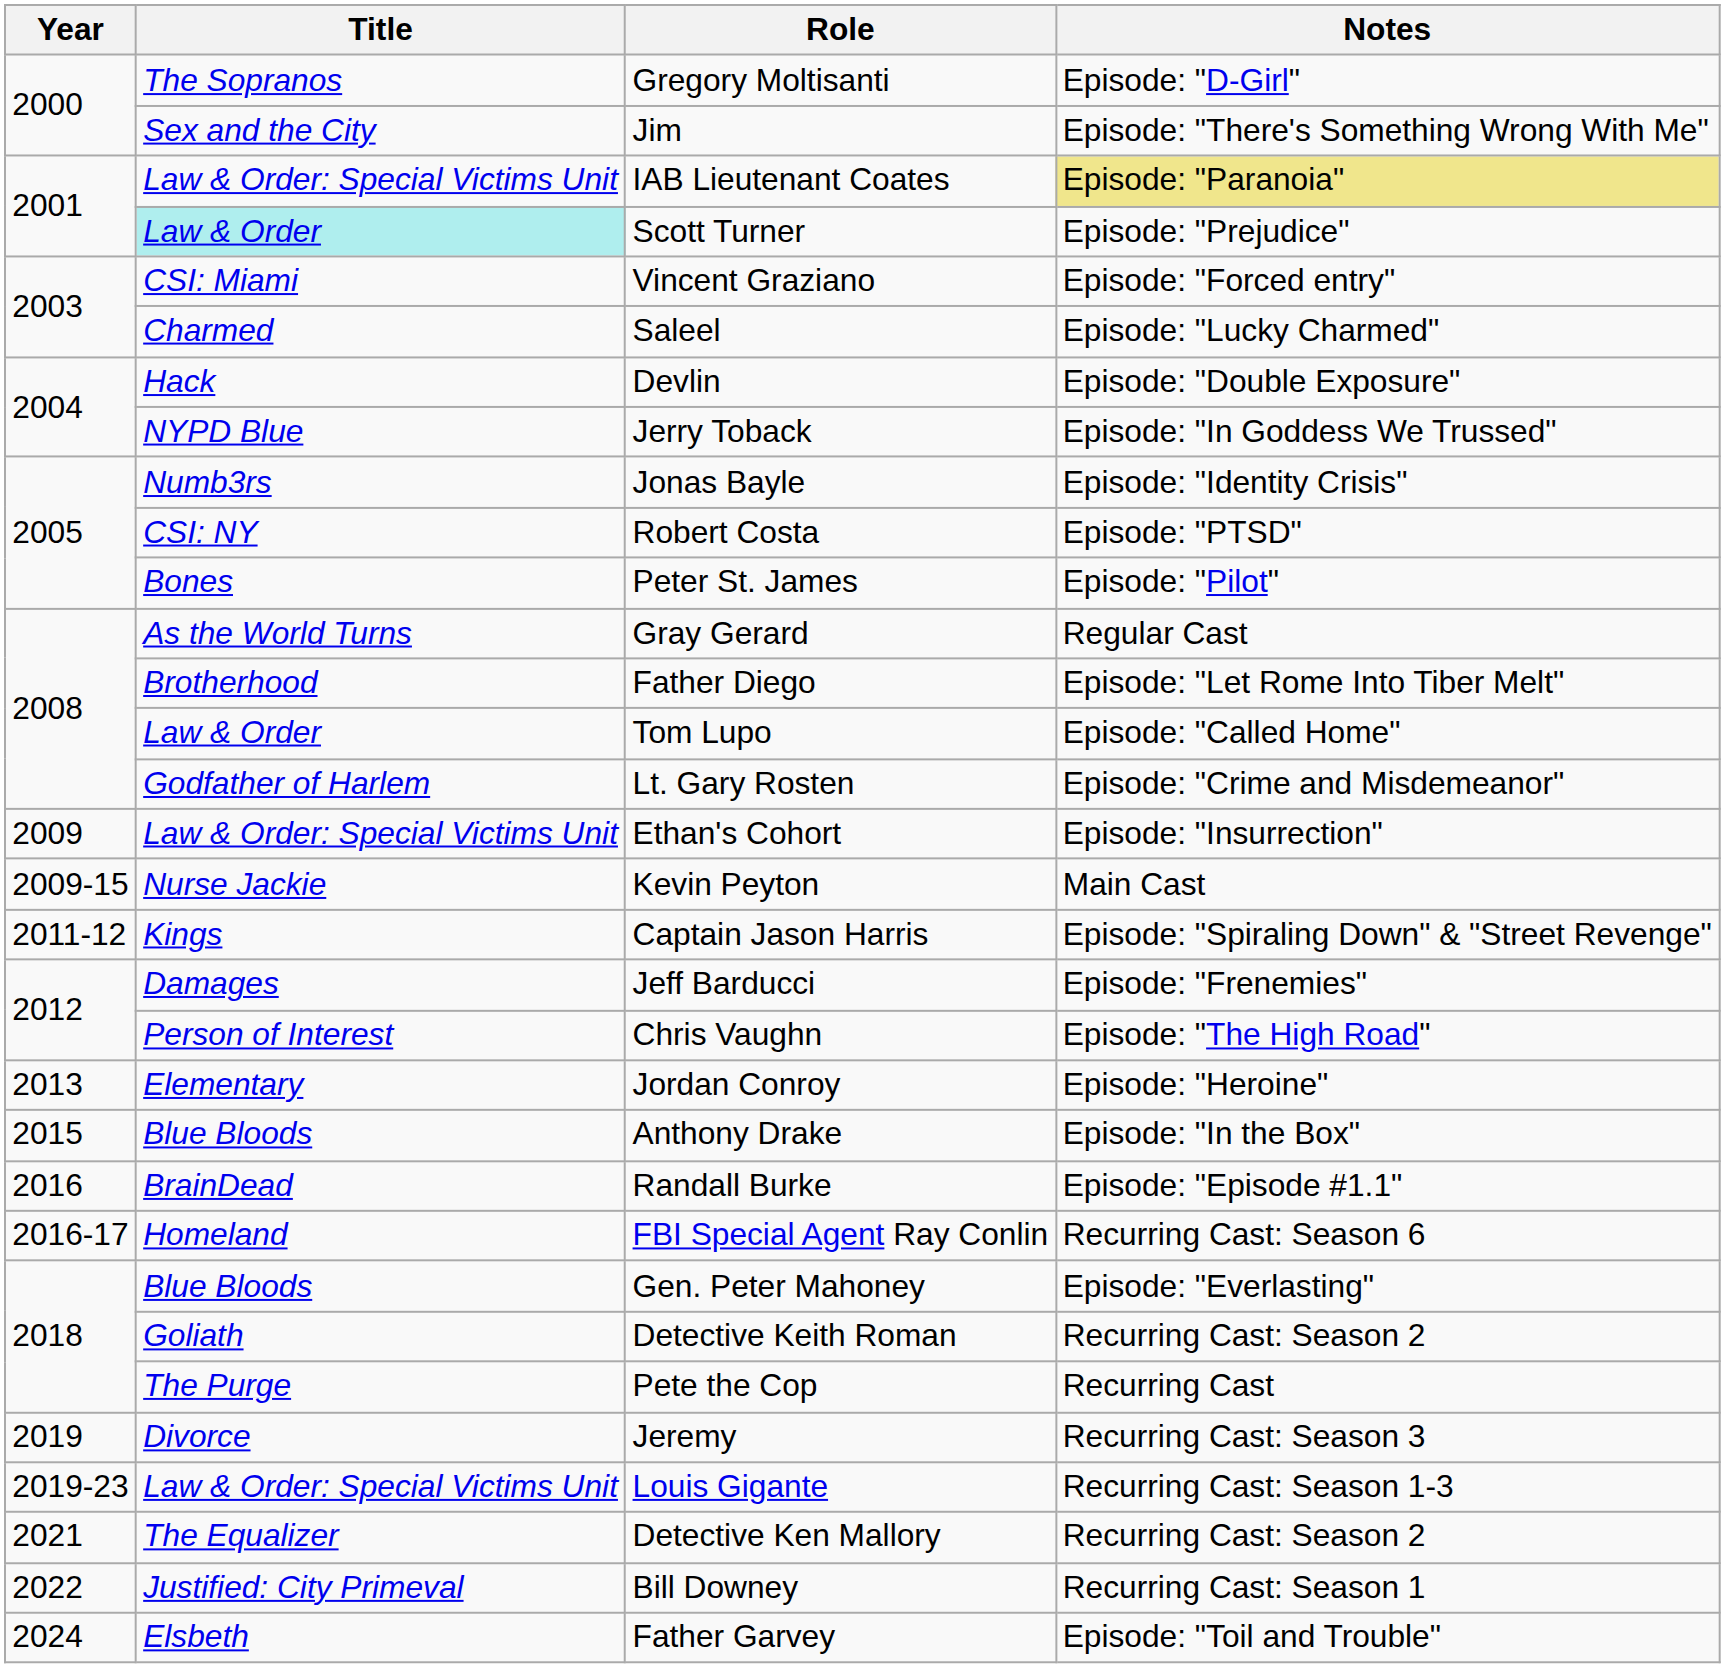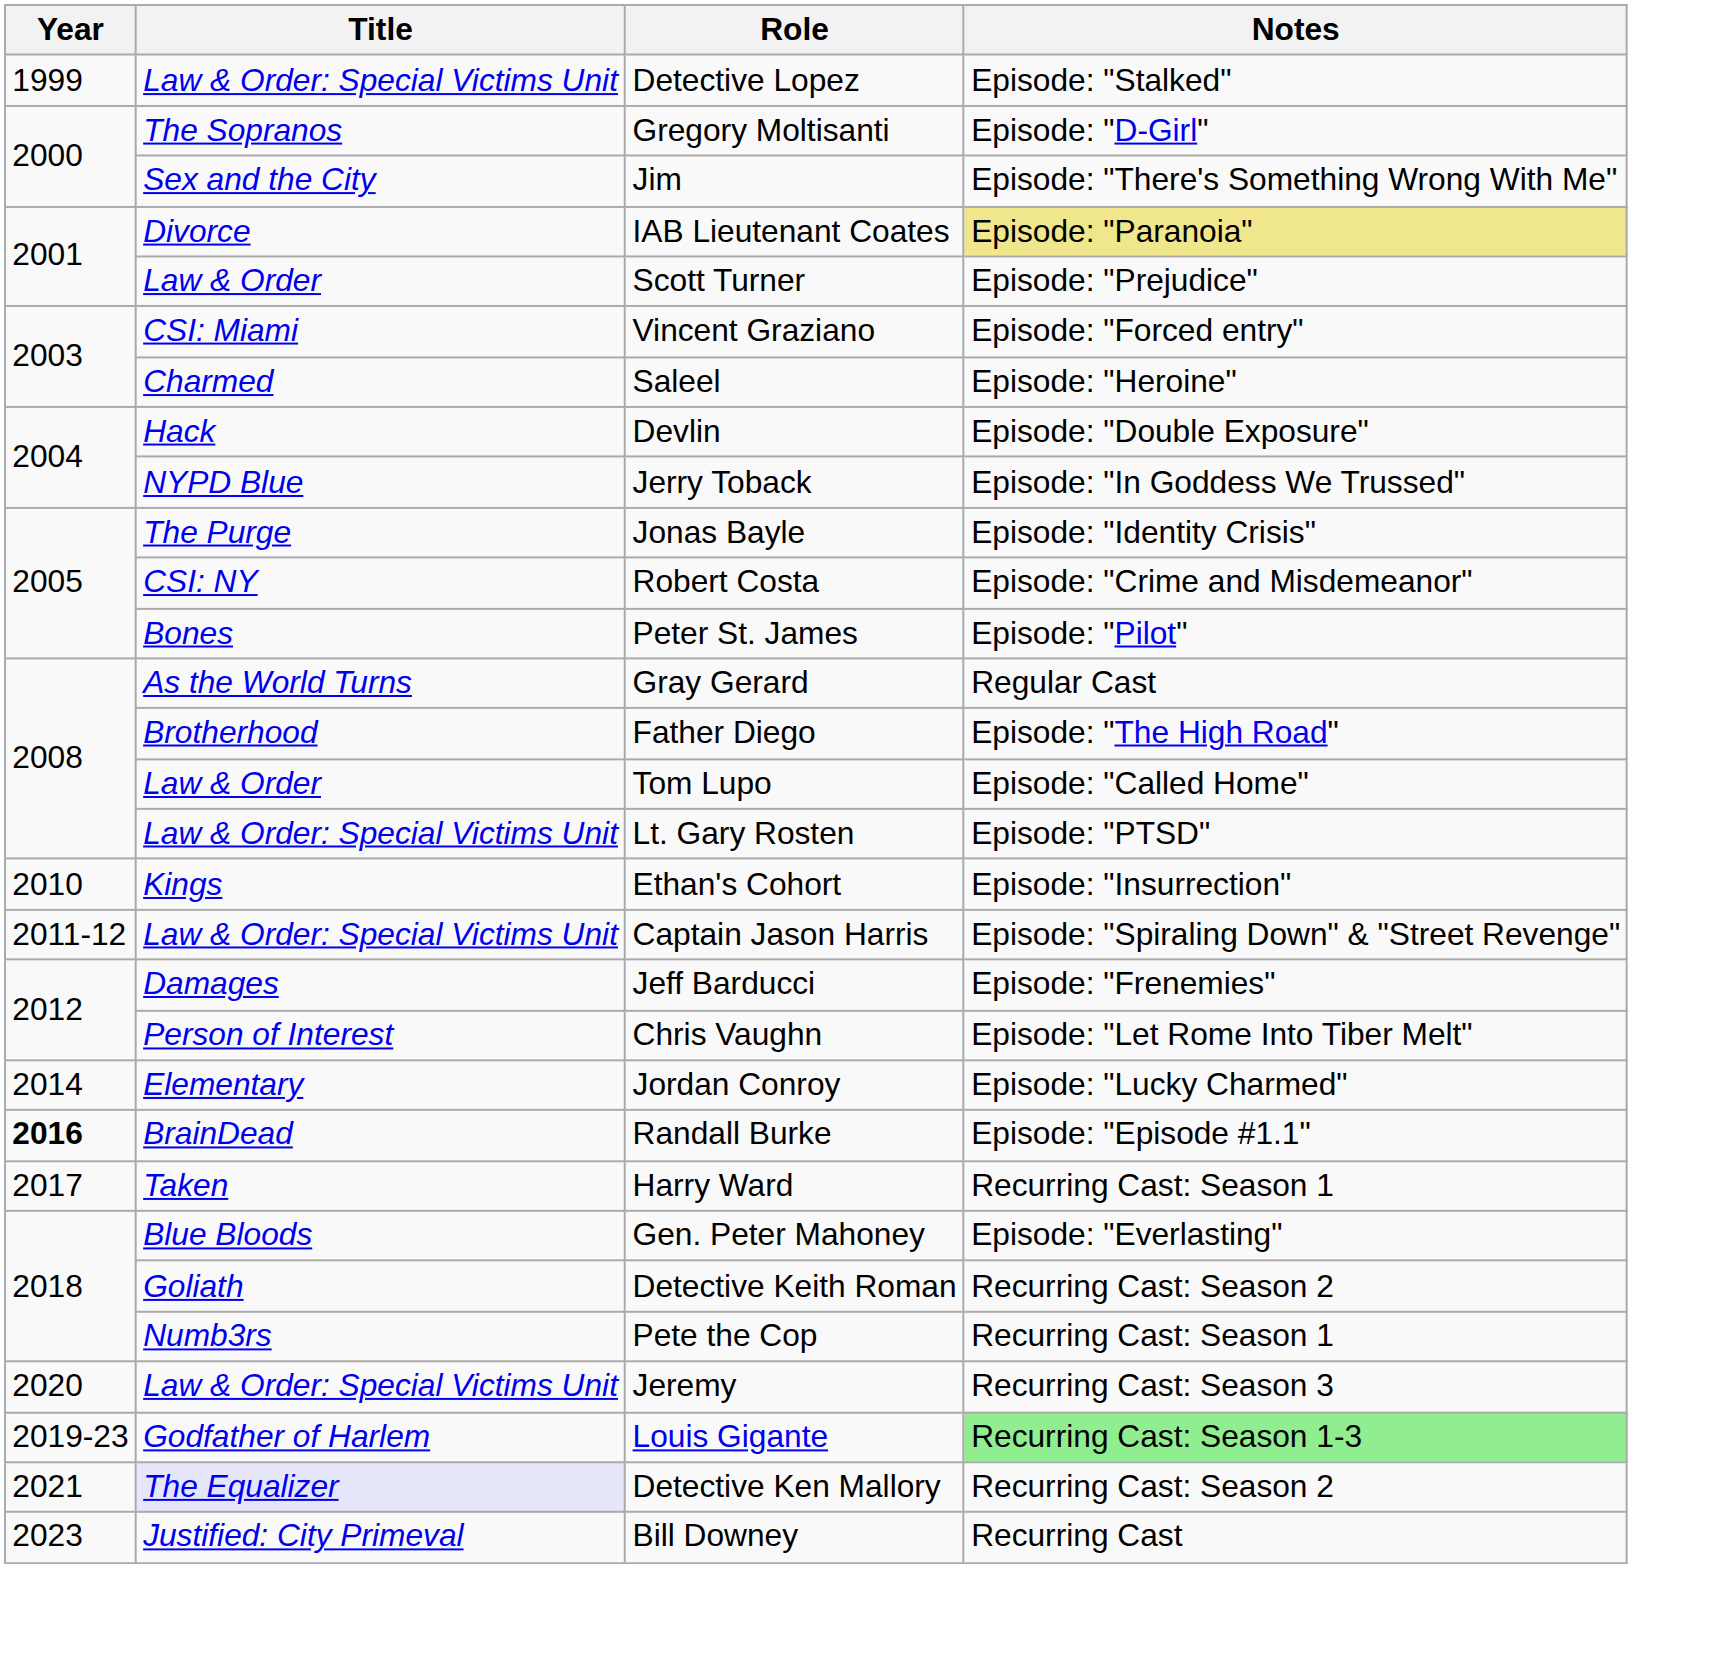+ row: (746, 79)
(381, 180) Law & Order: Special Victims Unit -> (197, 230) Divorce
(232, 230) paleturquoise background -> (232, 280) no background
(1251, 331) Episode: "Lucky Charmed" -> (1104, 381) Episode: "Heroine"
(207, 481) Numb3rs -> (217, 532) The Purge
(1182, 532) Episode: "PTSD" -> (1222, 582) Episode: "Crime and Misdemeanor"
(1313, 682) Episode: "Let Rome Into Tiber Melt" -> (1155, 733) Episode: "The High Road"
(287, 783) Godfather of Harlem -> (381, 833) Law & Order: Special Victims Unit
(1313, 783) Episode: "Crime and Misdemeanor" -> (1091, 833) Episode: "PTSD"
(48, 833) 2009 -> (48, 883) 2010
(381, 833) Law & Order: Special Victims Unit -> (183, 883) Kings
- row: (726, 883)
(183, 933) Kings -> (381, 933) Law & Order: Special Victims Unit
(1247, 1034) Episode: "The High Road" -> (1222, 1034) Episode: "Let Rome Into Tiber Melt"
(48, 1084) 2013 -> (48, 1084) 2014
(1196, 1084) Episode: "Heroine" -> (1159, 1084) Episode: "Lucky Charmed"
- row: (737, 1134)
(48, 1185) normal -> (48, 1134) bold
- row: (840, 1235)
+ row: (713, 1185)
(217, 1386) The Purge -> (207, 1335) Numb3rs
(1168, 1386) Recurring Cast -> (1153, 1335) Recurring Cast: Season 1
(48, 1436) 2019 -> (48, 1386) 2020
(197, 1436) Divorce -> (381, 1386) Law & Order: Special Victims Unit
(381, 1486) Law & Order: Special Victims Unit -> (287, 1436) Godfather of Harlem
(1258, 1486) no background -> (1167, 1436) lightgreen background
(241, 1536) no background -> (241, 1486) lavender background
(48, 1587) 2022 -> (48, 1536) 2023
(1244, 1587) Recurring Cast: Season 1 -> (1077, 1536) Recurring Cast
- row: (734, 1637)
